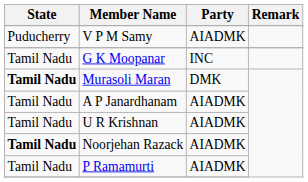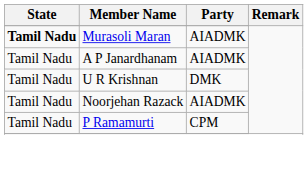- row: (117, 36)
- row: (124, 58)
(205, 79) DMK -> (218, 36) AIADMK
(218, 123) AIADMK -> (205, 79) DMK
(42, 144) bold -> (40, 101) normal
(218, 166) AIADMK -> (204, 123) CPM
